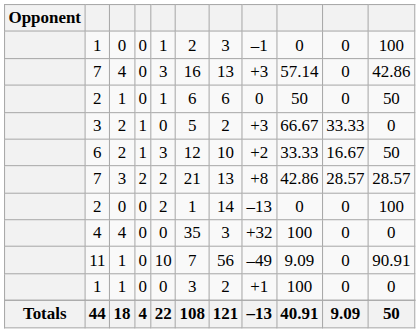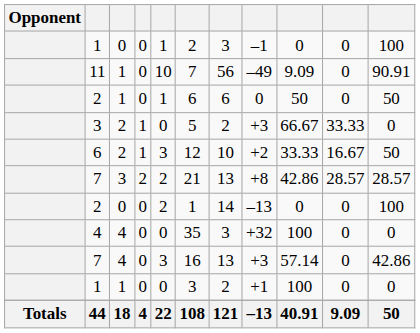rows swapped: (97, 260) <-> (97, 71)
